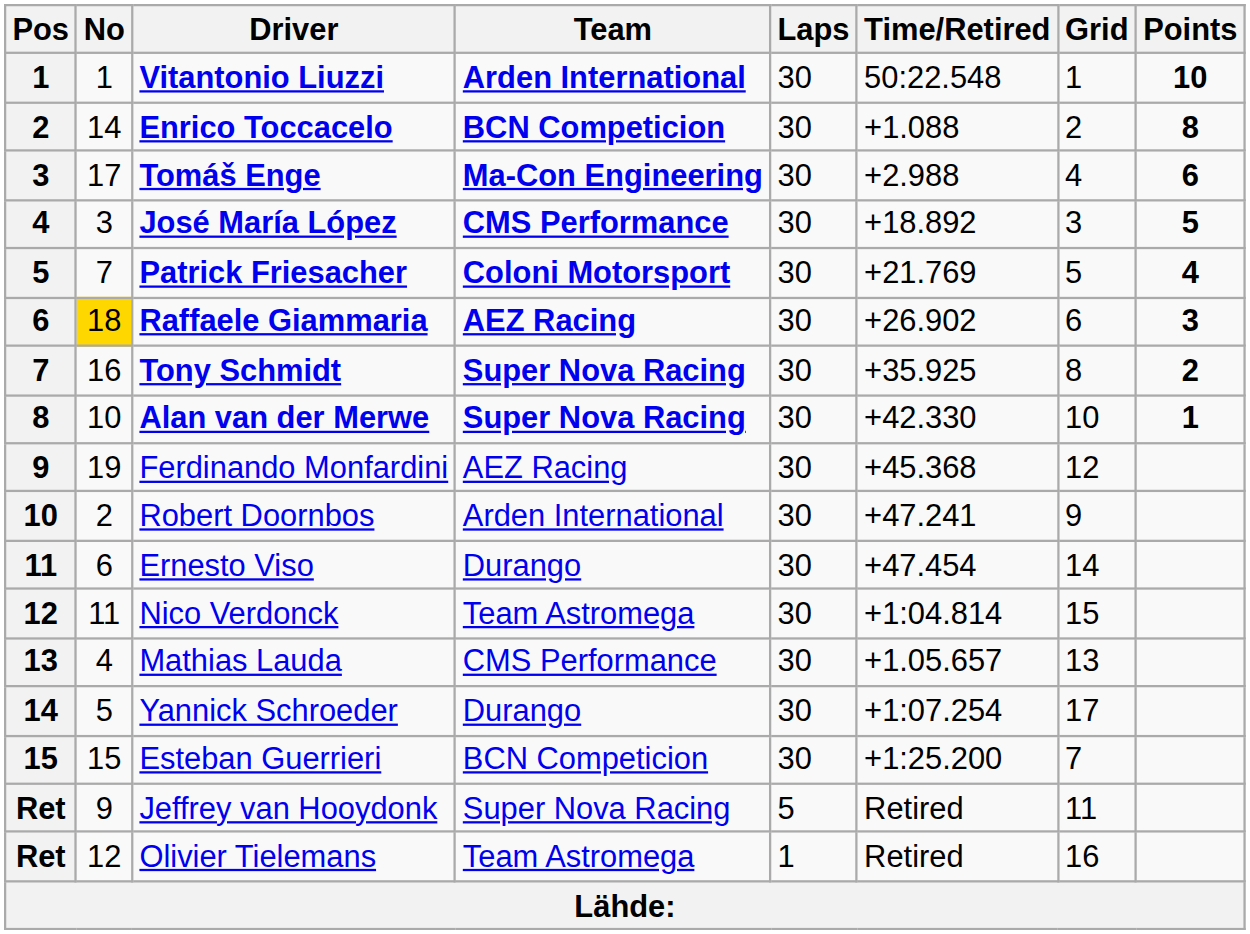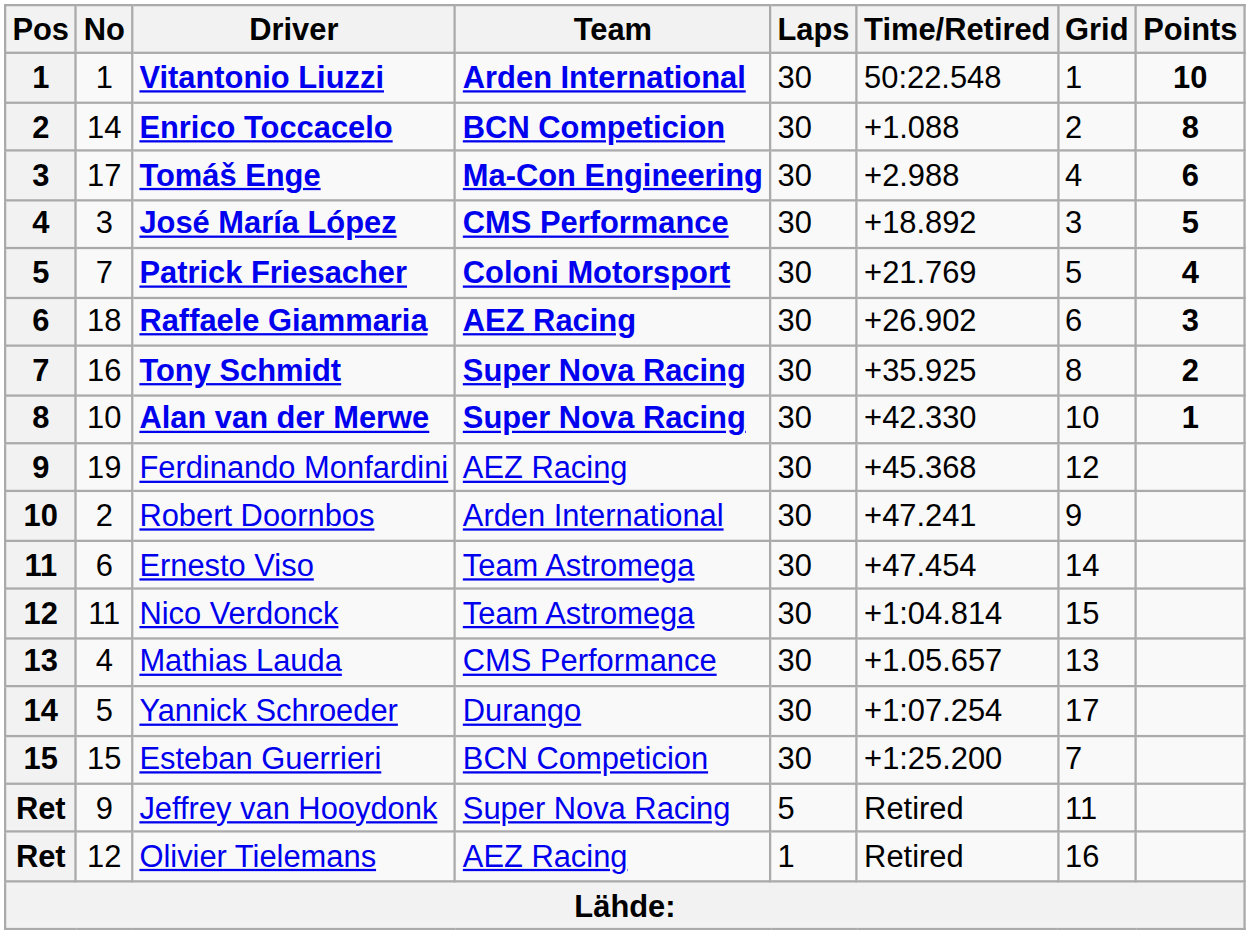(104, 321) gold background -> (104, 321) no background
(522, 564) Durango -> (579, 564) Team Astromega
(579, 856) Team Astromega -> (545, 856) AEZ Racing
